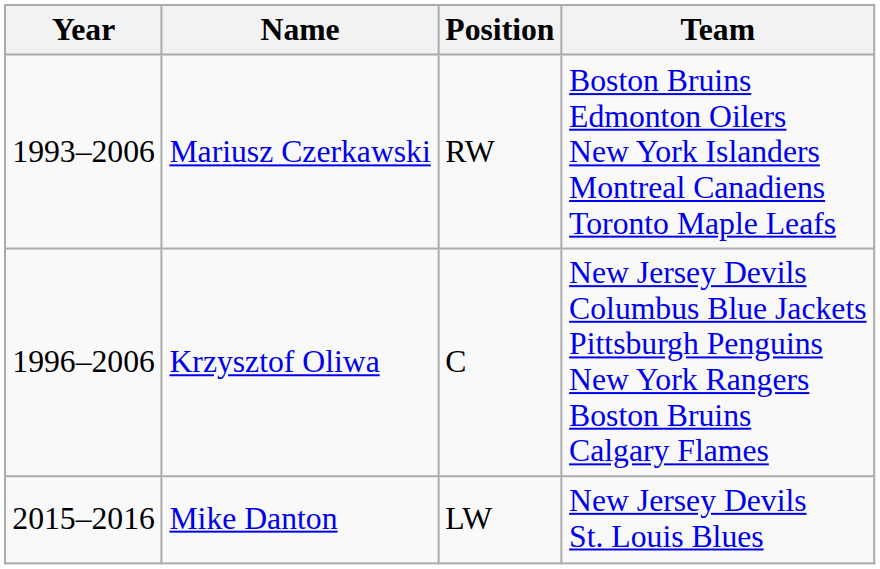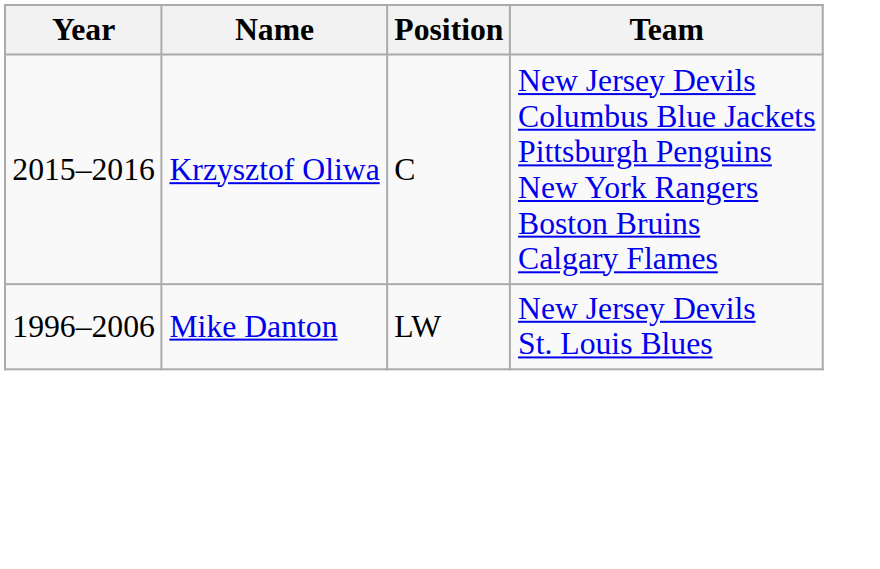- row: (300, 151)
(84, 361) 1996–2006 -> (84, 168) 2015–2016
(84, 518) 2015–2016 -> (84, 326) 1996–2006
